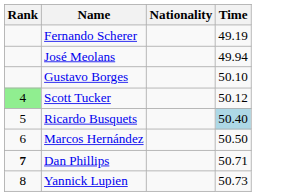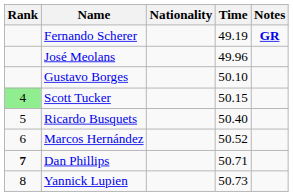+ column: (270, 14)
(233, 56) 49.94 -> (233, 56) 49.96
(233, 98) 50.12 -> (233, 98) 50.15
(233, 118) lightblue background -> (233, 118) no background
(233, 139) 50.50 -> (233, 139) 50.52
